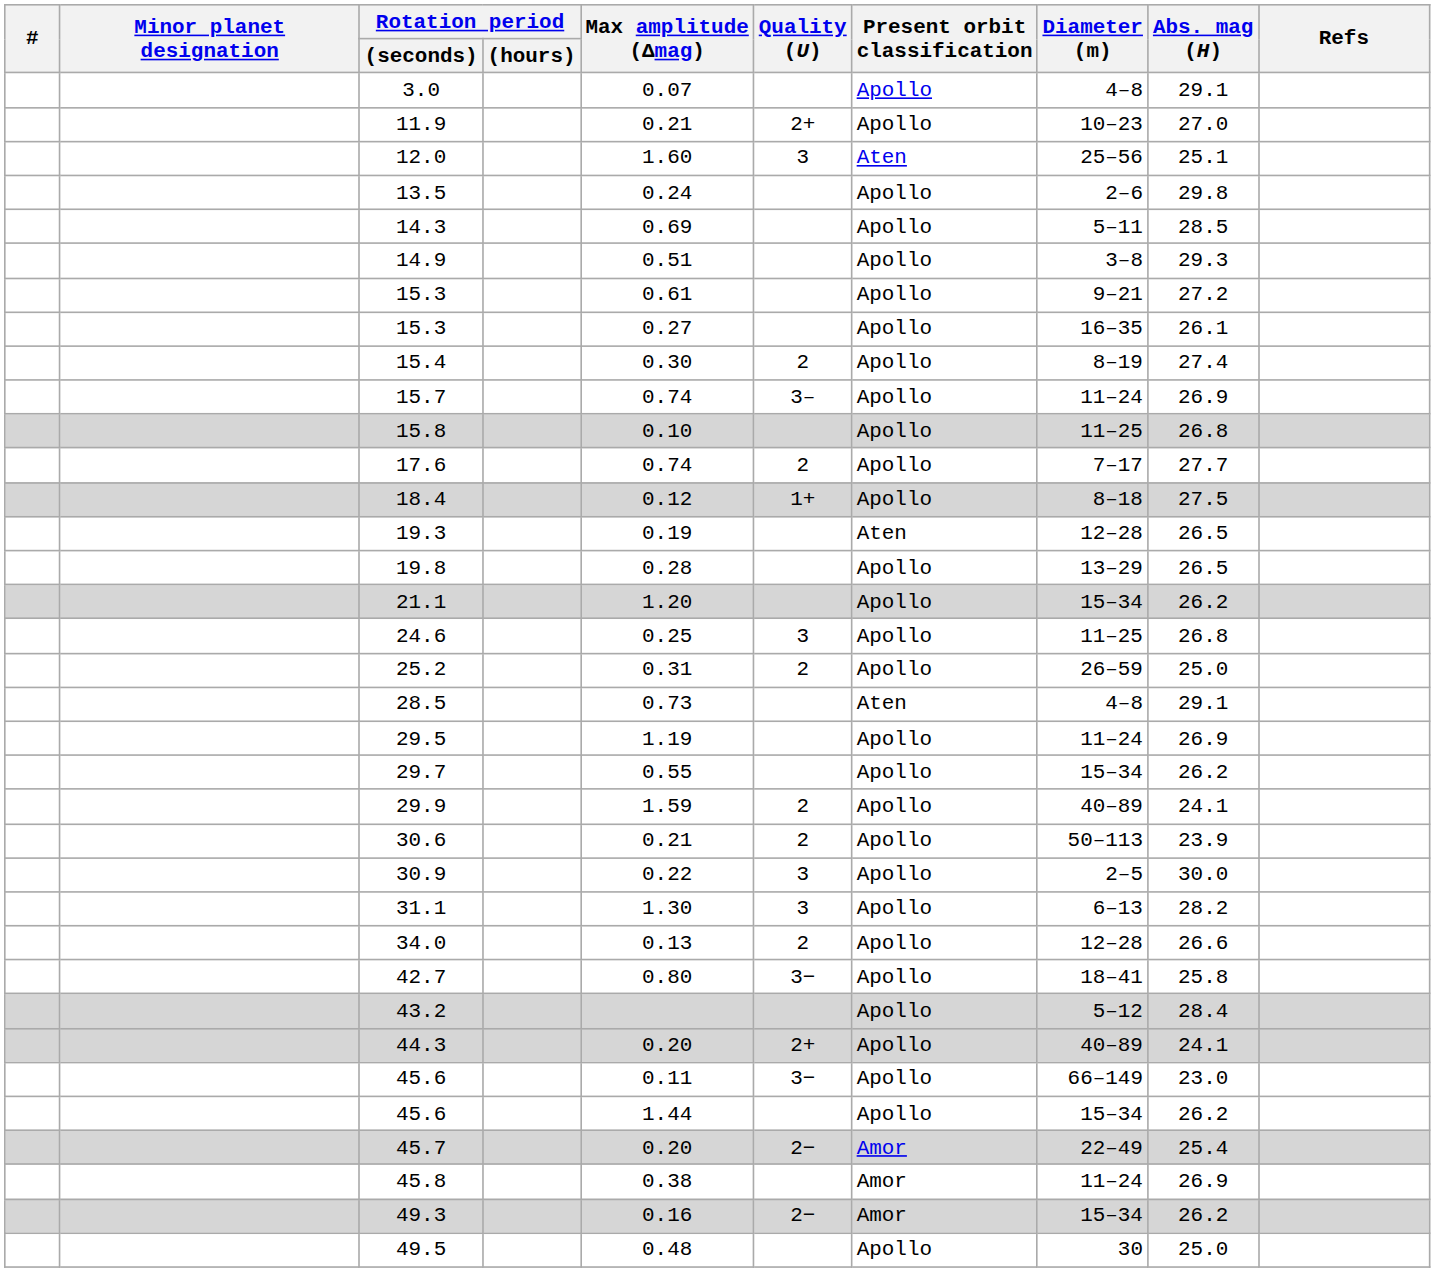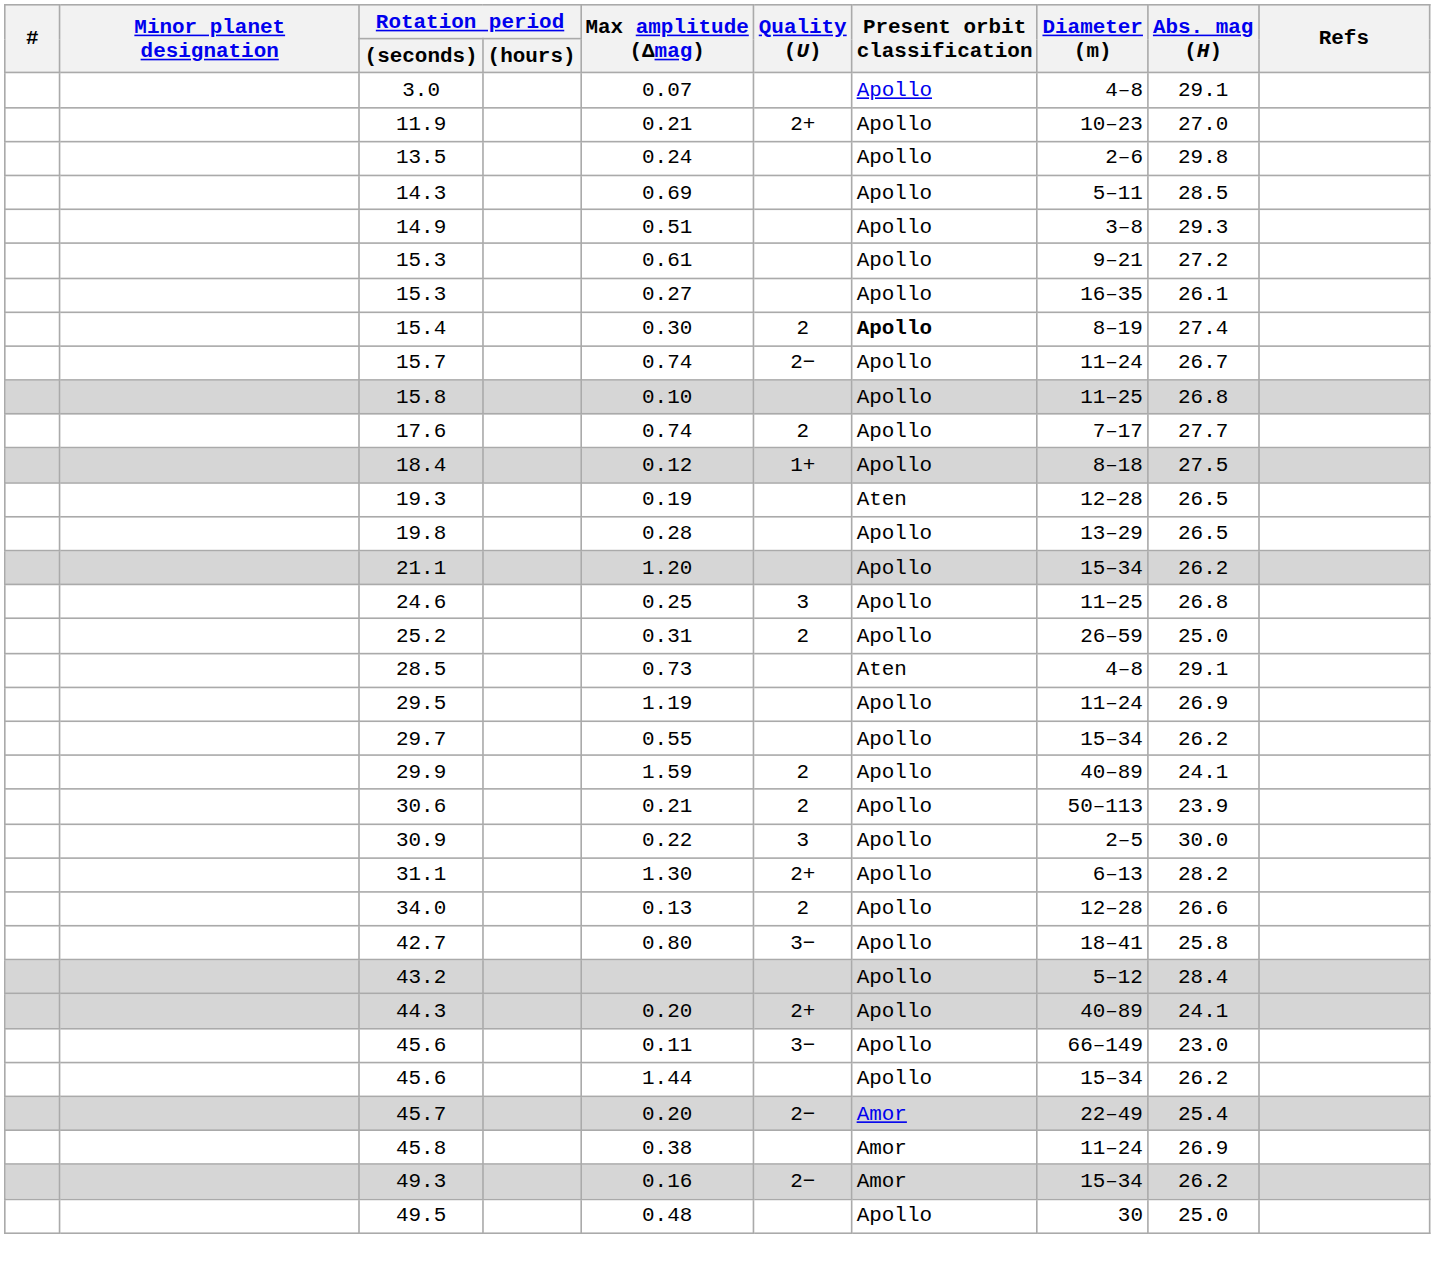- row: (32, 158)
(894, 363) normal -> (894, 329) bold
(803, 397) 3– -> (803, 363) 2−
(1203, 397) 26.9 -> (1203, 363) 26.7
(803, 909) 3 -> (803, 875) 2+
